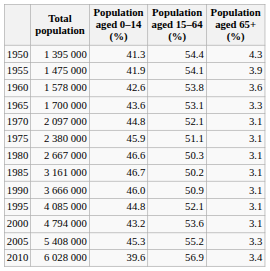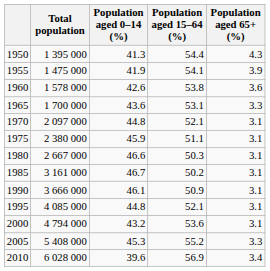(136, 190) 46.0 -> (136, 190) 46.1
